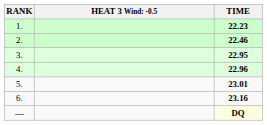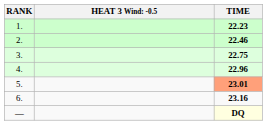(238, 55) 22.95 -> (238, 55) 22.75
(238, 84) no background -> (238, 84) lightsalmon background
